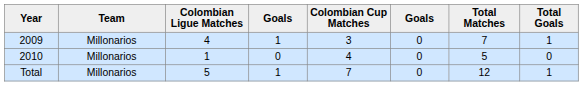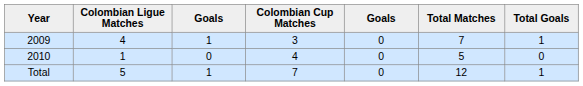- column: (112, 18)
